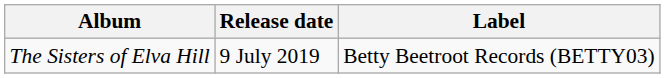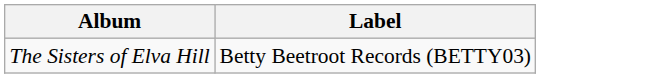- column: (276, 21)
